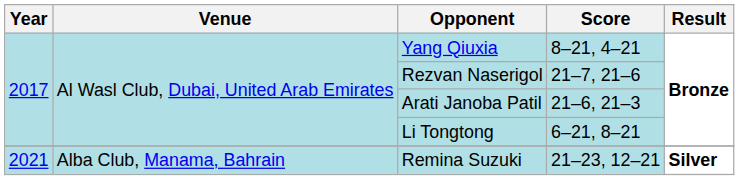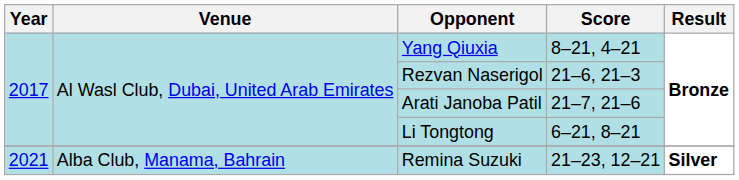(596, 76) 21–7, 21–6 -> (596, 76) 21–6, 21–3
(596, 104) 21–6, 21–3 -> (596, 104) 21–7, 21–6
